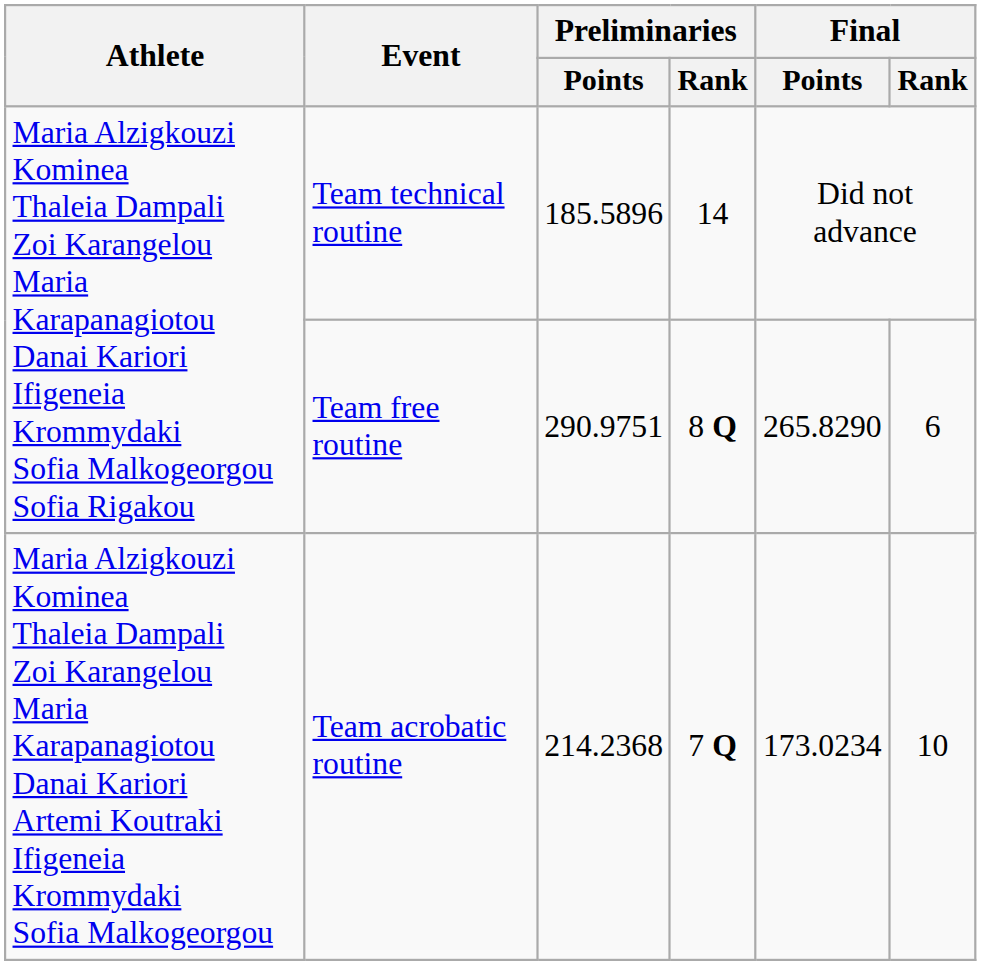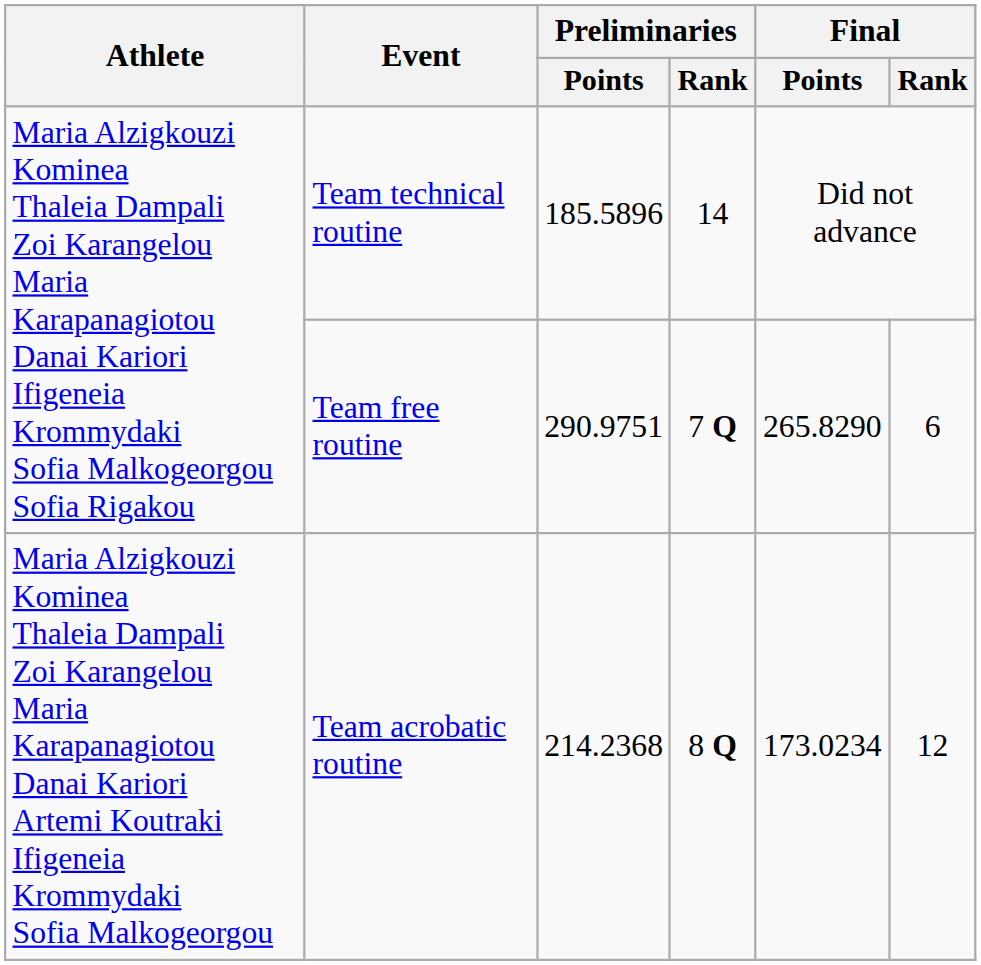(713, 426) 8 Q -> (713, 426) 7 Q
(713, 745) 7 Q -> (713, 745) 8 Q
(933, 745) 10 -> (933, 745) 12
